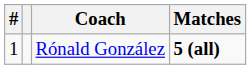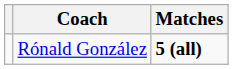- column: (14, 19)
